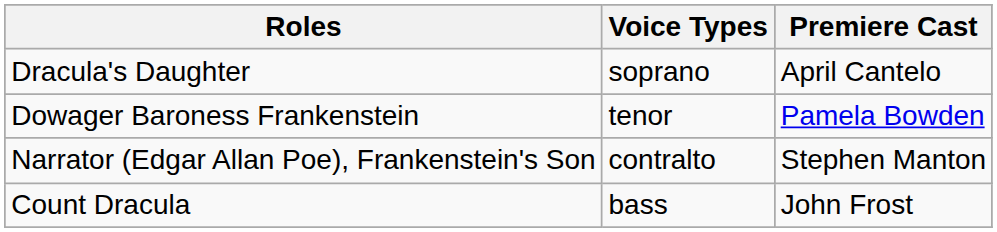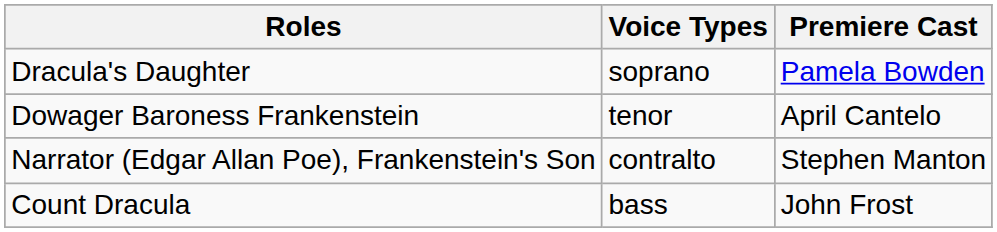(861, 71) April Cantelo -> (883, 71) Pamela Bowden
(883, 115) Pamela Bowden -> (861, 115) April Cantelo
